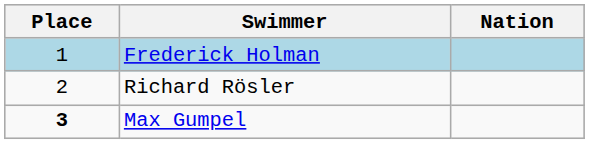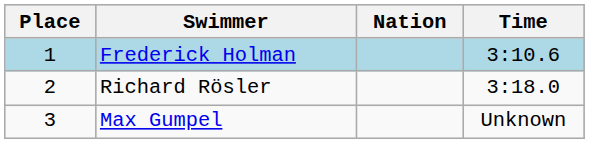+ column: (523, 21)
(62, 121) bold -> (50, 121) normal
